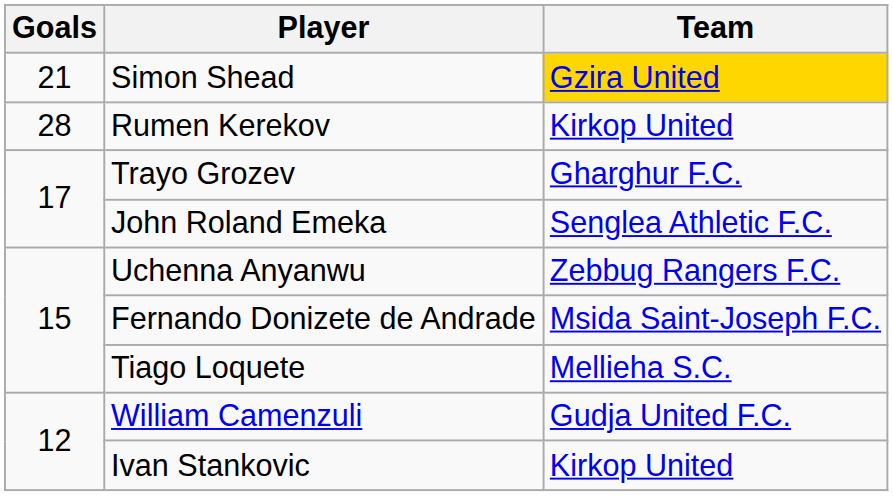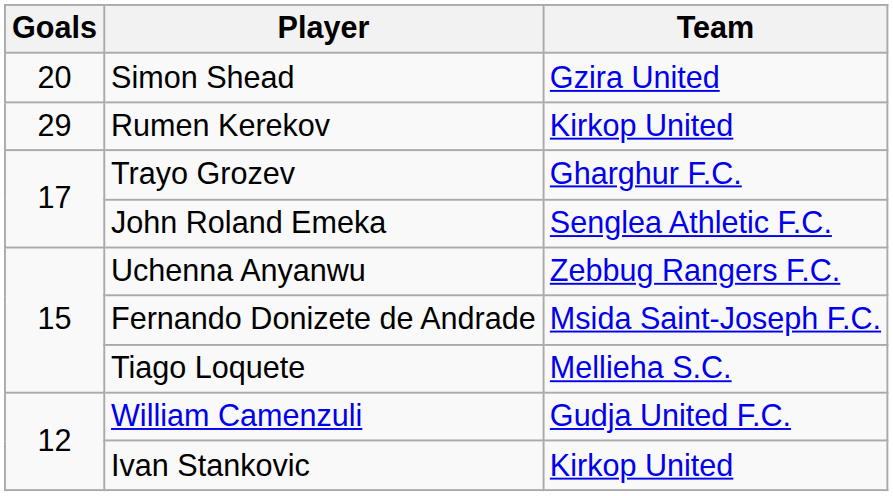(54, 77) 21 -> (54, 77) 20
(635, 77) gold background -> (635, 77) no background
(54, 125) 28 -> (54, 125) 29
